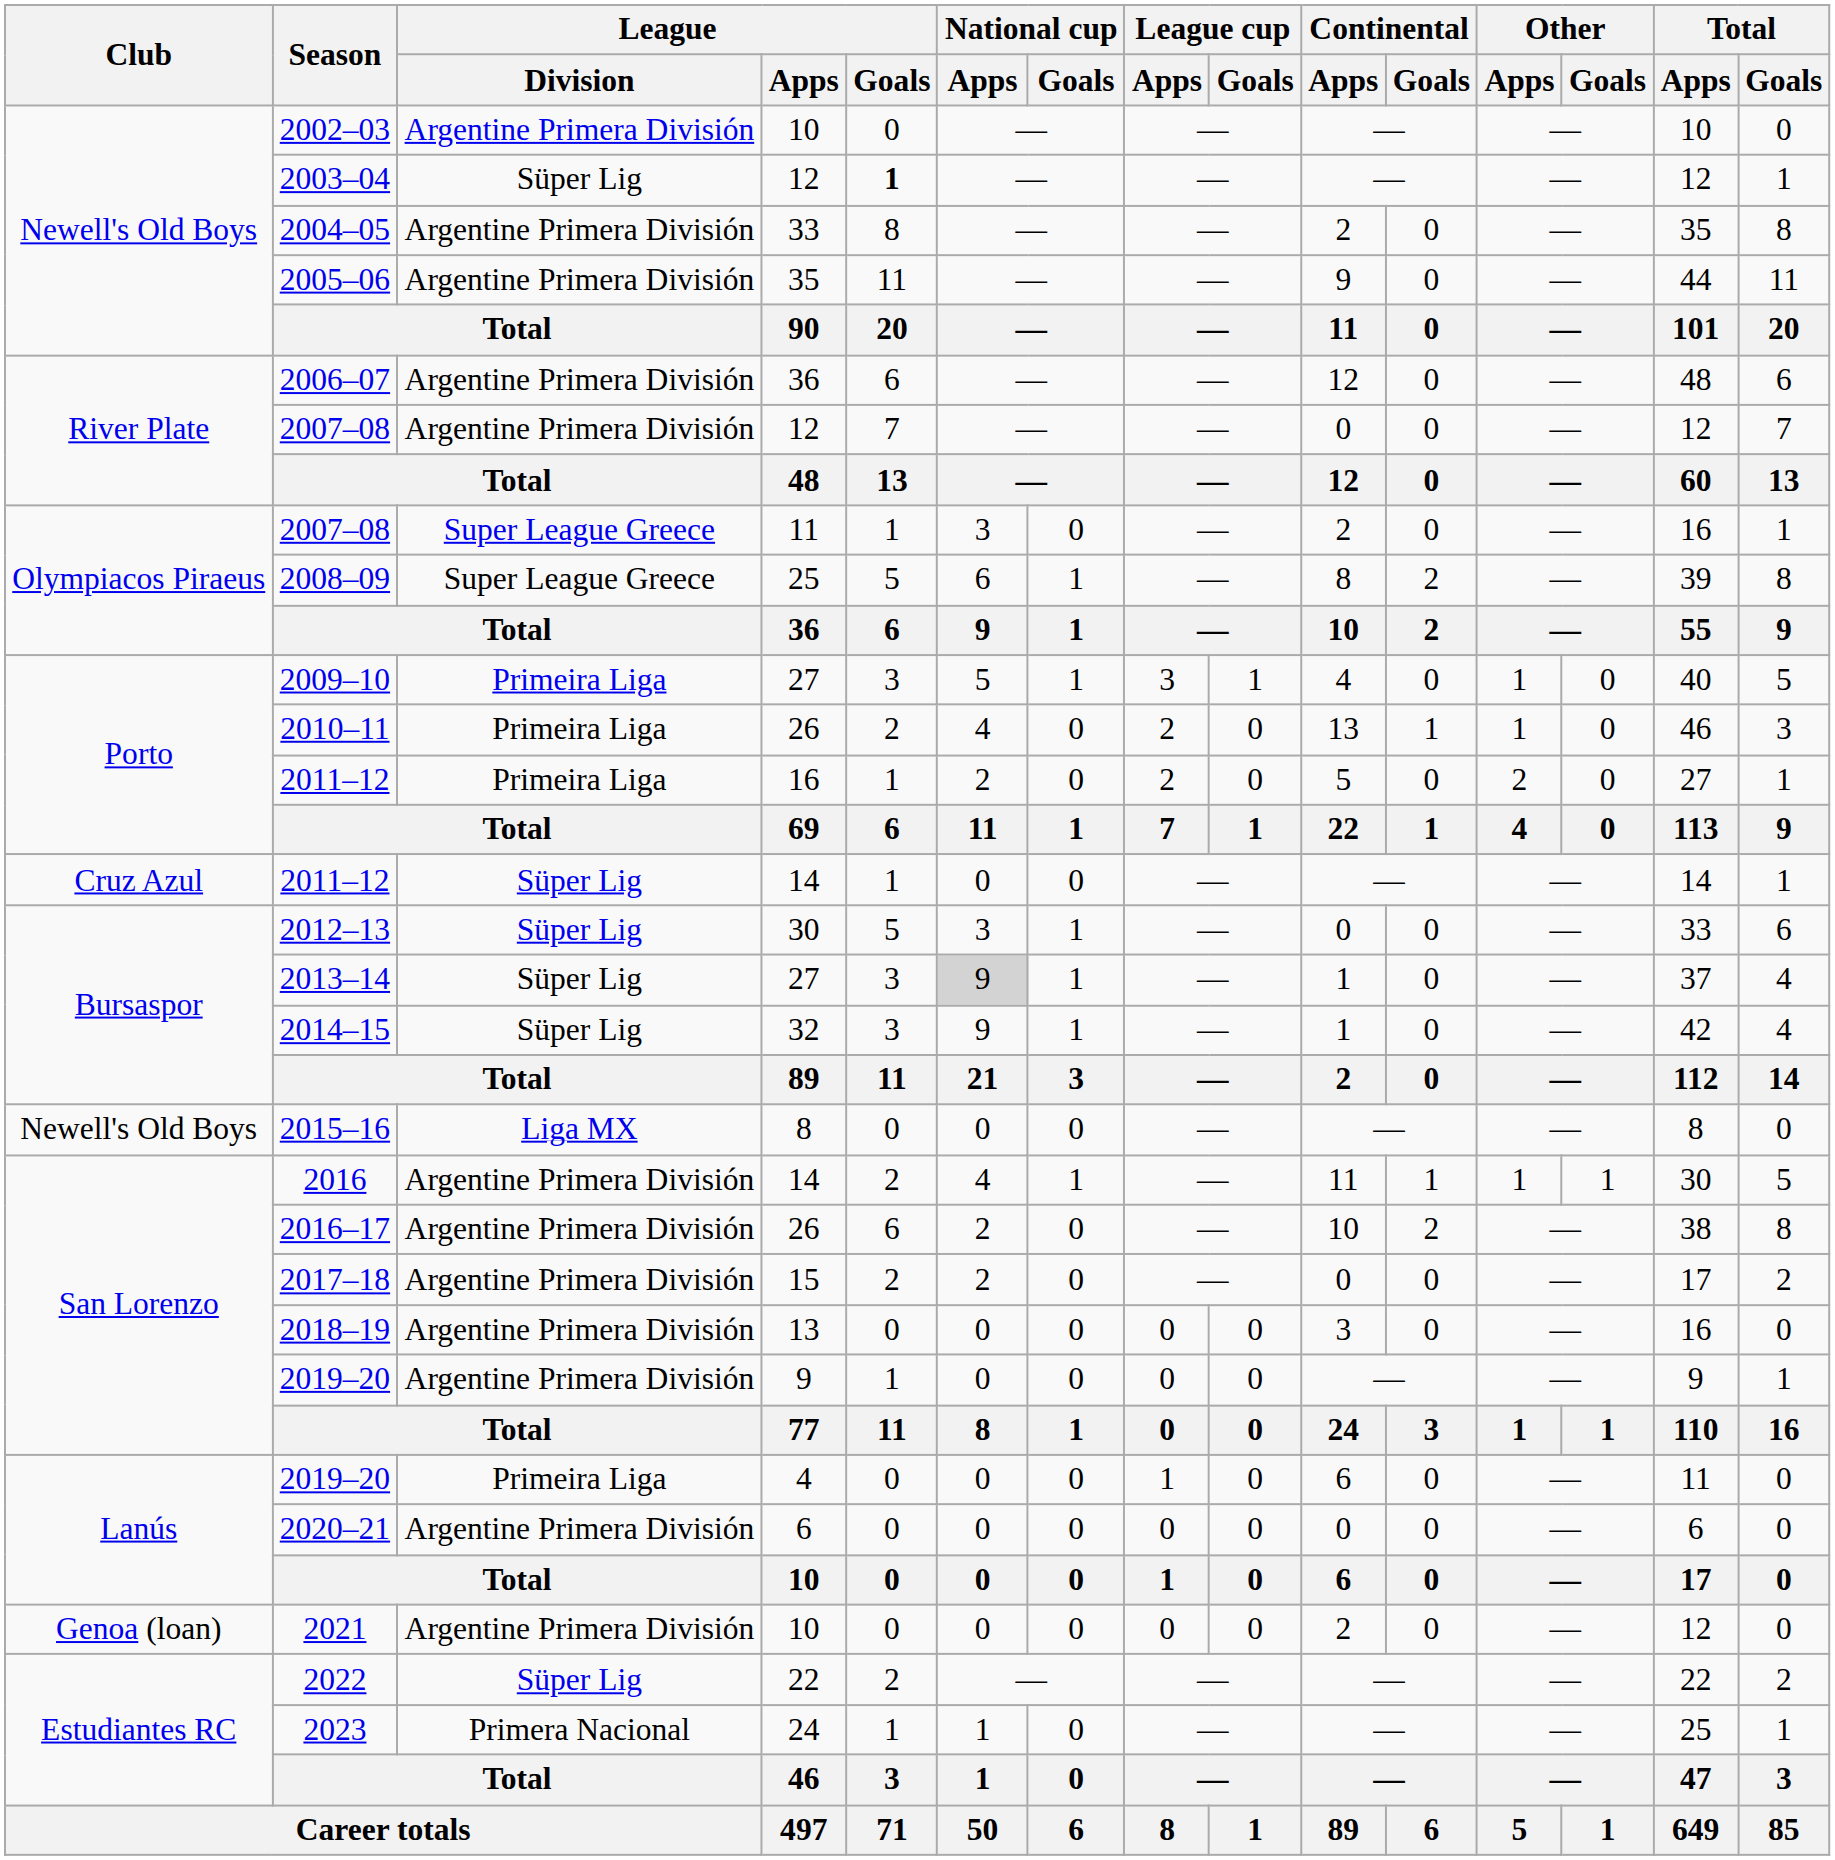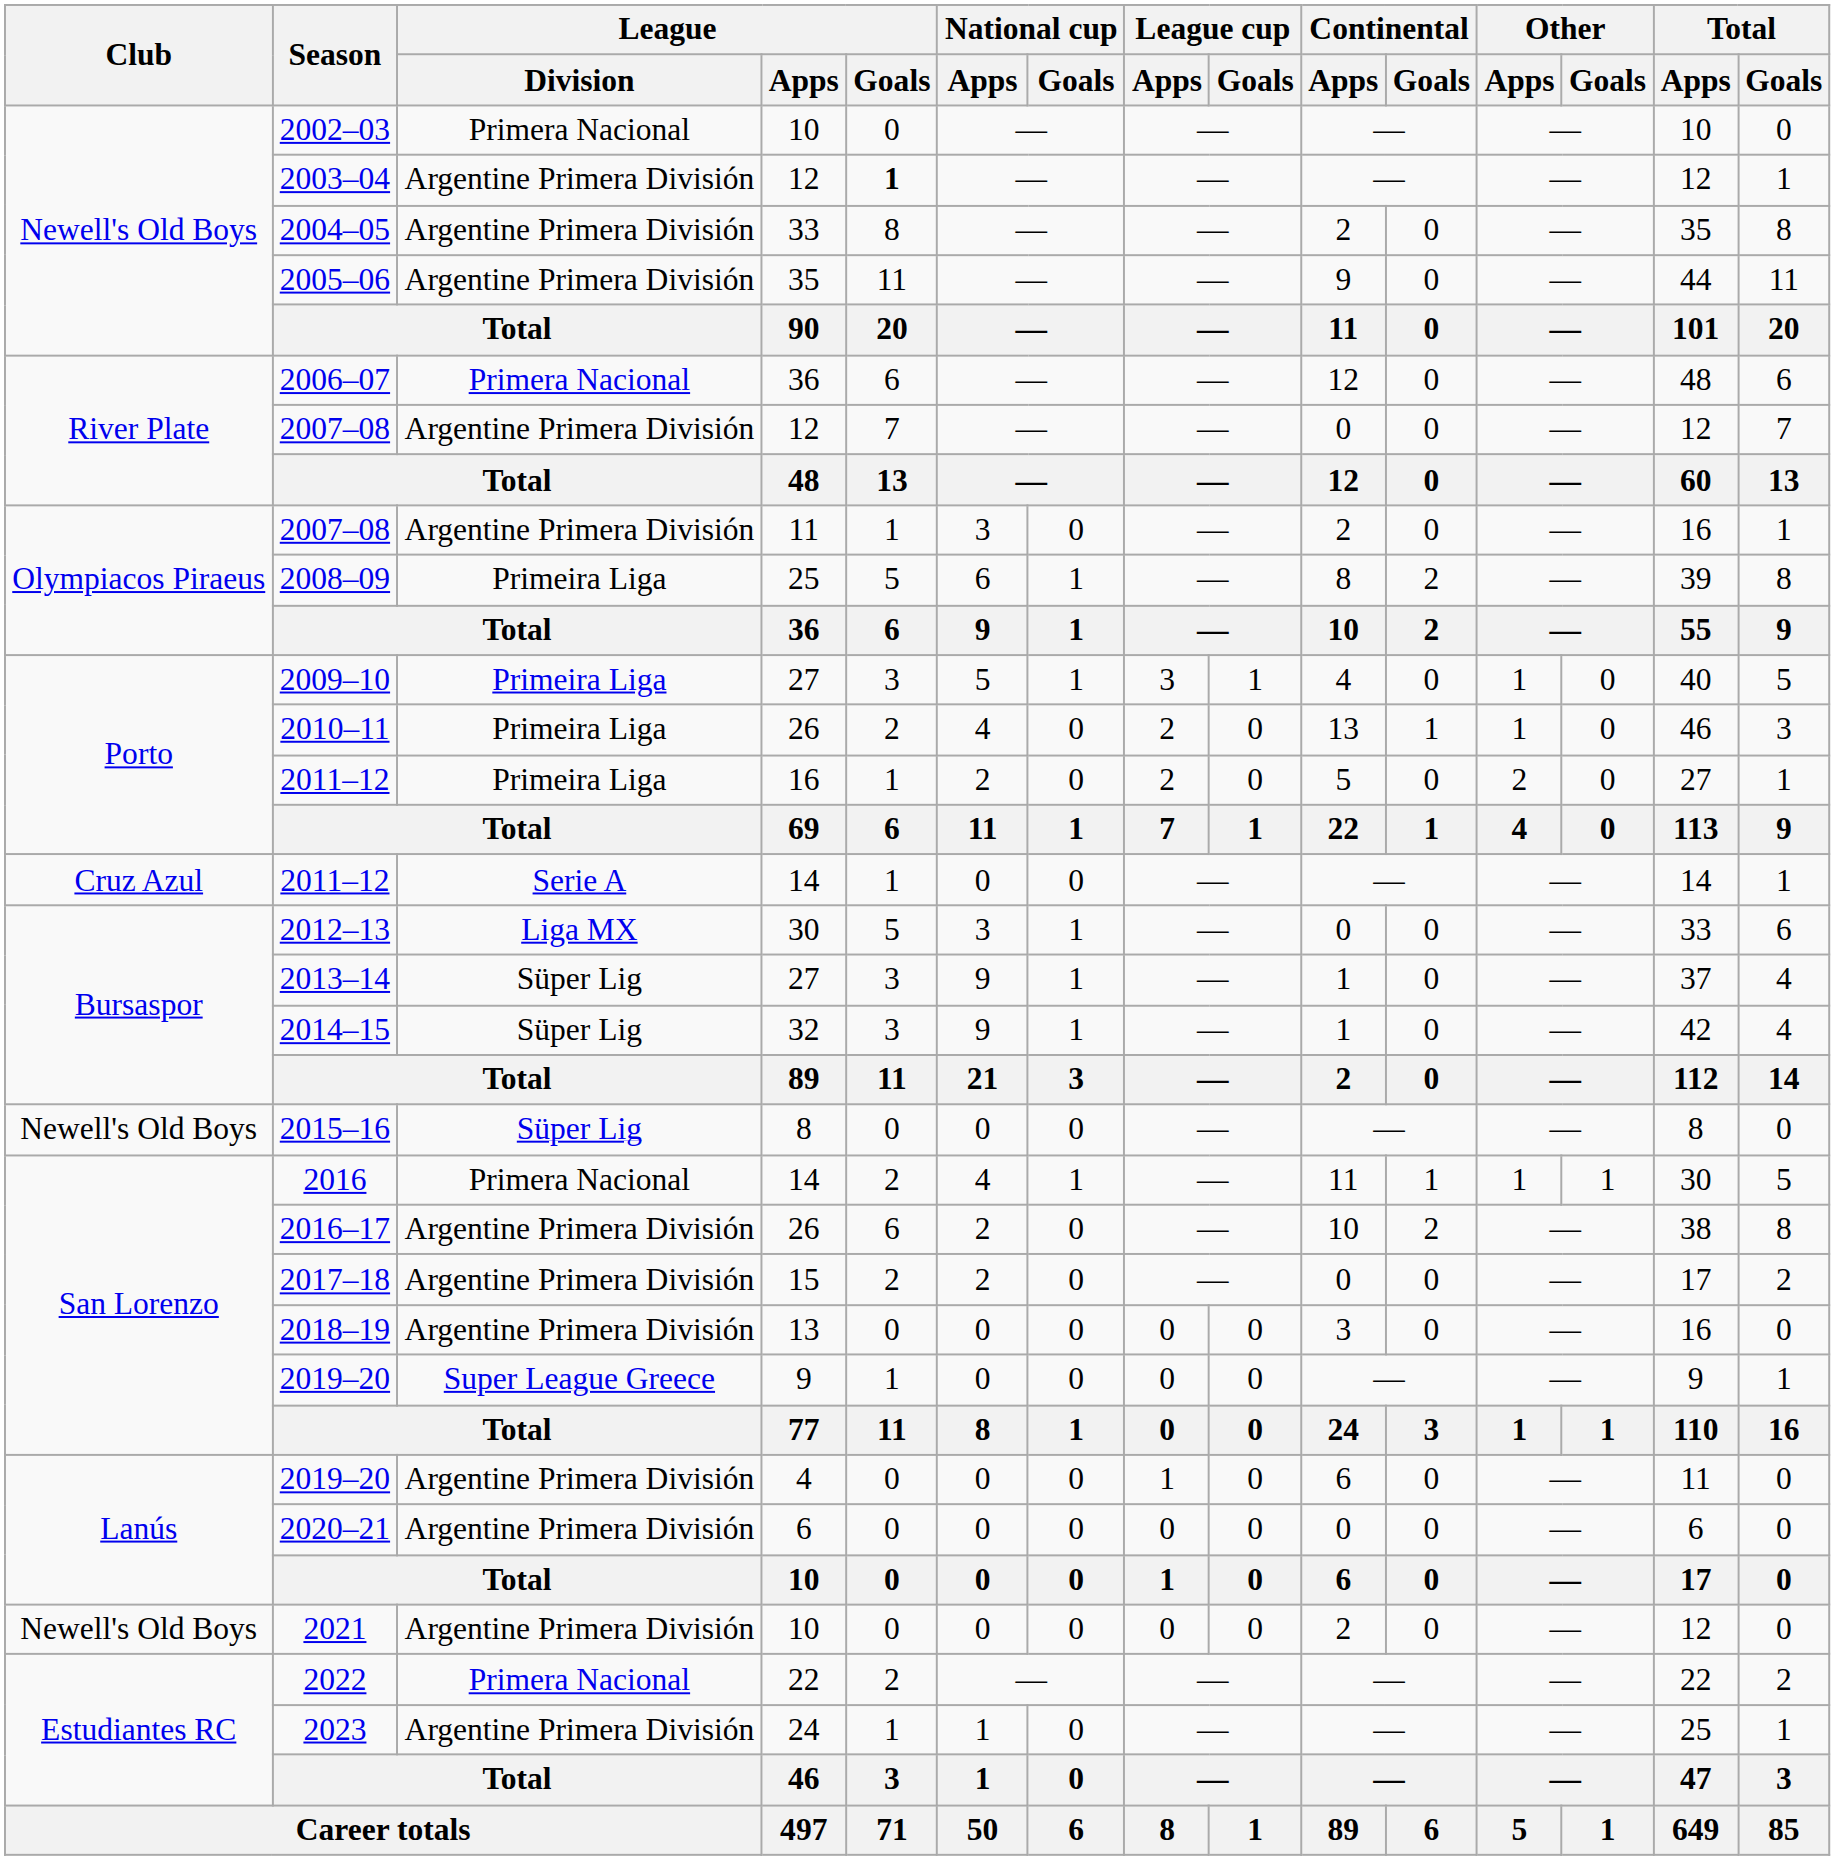(579, 129) Argentine Primera División -> (579, 129) Primera Nacional
(579, 179) Süper Lig -> (579, 179) Argentine Primera División
(579, 379) Argentine Primera División -> (579, 379) Primera Nacional
(579, 529) Super League Greece -> (579, 529) Argentine Primera División
(579, 579) Super League Greece -> (579, 579) Primeira Liga
(579, 879) Süper Lig -> (579, 879) Serie A
(579, 929) Süper Lig -> (579, 929) Liga MX
(983, 979) lightgrey background -> (983, 979) no background
(579, 1129) Liga MX -> (579, 1129) Süper Lig
(579, 1179) Argentine Primera División -> (579, 1179) Primera Nacional
(579, 1379) Argentine Primera División -> (579, 1379) Super League Greece
(579, 1479) Primeira Liga -> (579, 1479) Argentine Primera División
(139, 1629) Genoa (loan) -> (139, 1629) Newell's Old Boys
(579, 1679) Süper Lig -> (579, 1679) Primera Nacional
(579, 1729) Primera Nacional -> (579, 1729) Argentine Primera División
